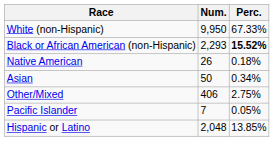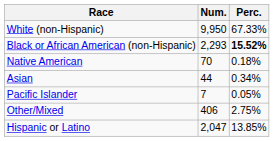(206, 62) 26 -> (206, 62) 70
(206, 78) 50 -> (206, 78) 44
rows swapped: (42, 111) <-> (35, 95)
(214, 128) 2,048 -> (214, 128) 2,047
